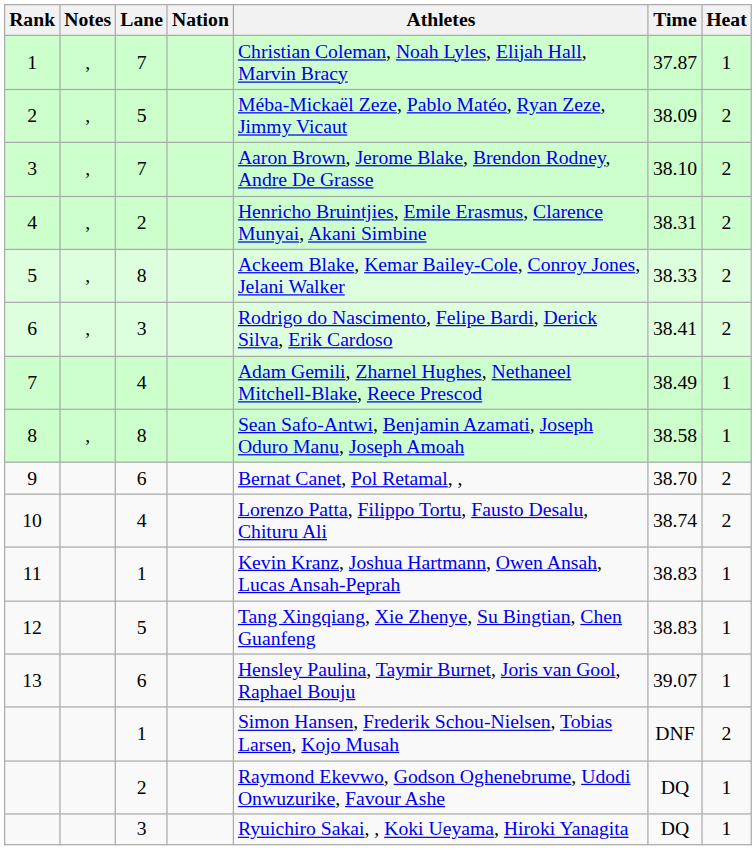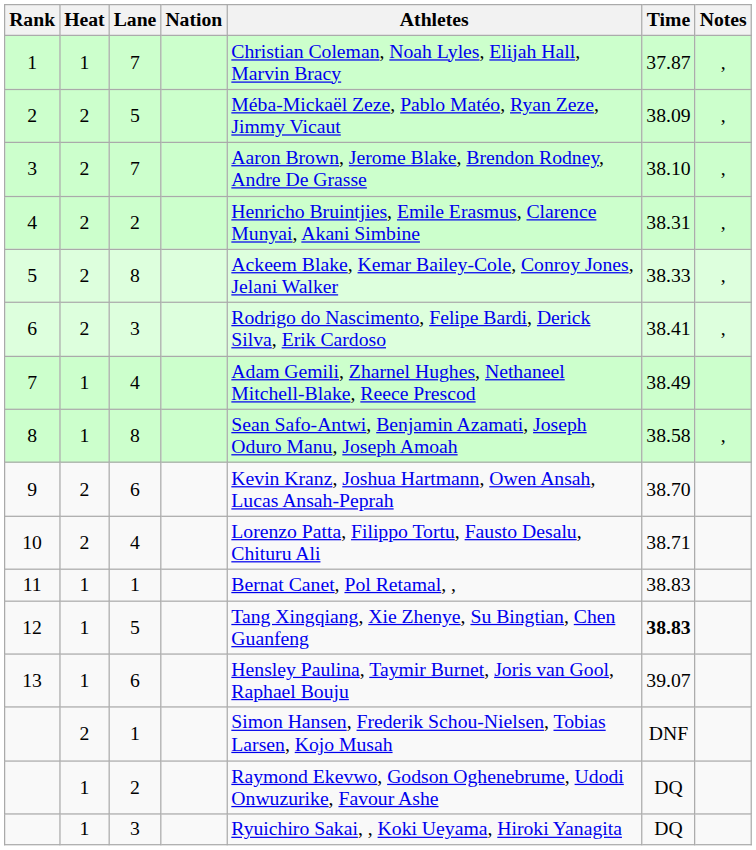columns swapped: (726, 20) <-> (88, 20)
(350, 478) Bernat Canet, Pol Retamal, , -> (413, 489) Kevin Kranz, Joshua Hartmann, Owen Ansah, Lucas Ansah-Peprah
(675, 520) 38.74 -> (668, 542) 38.71
(420, 573) Kevin Kranz, Joshua Hartmann, Owen Ansah, Lucas Ansah-Peprah -> (344, 584) Bernat Canet, Pol Retamal, ,
(675, 627) normal -> (668, 627) bold
